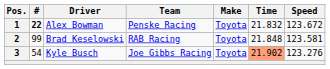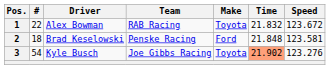(37, 26) bold -> (37, 26) normal
(162, 26) Penske Racing -> (154, 26) RAB Racing
(37, 40) 99 -> (37, 40) 18
(154, 40) RAB Racing -> (162, 40) Penske Racing
(231, 40) Toyota -> (226, 40) Ford
